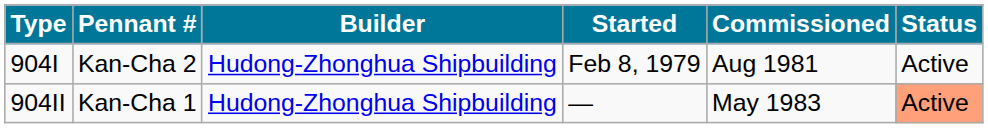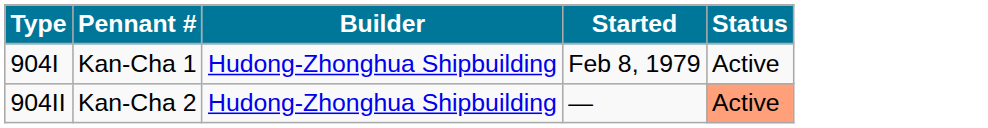- column: (801, 24)
(137, 63) Kan-Cha 2 -> (137, 63) Kan-Cha 1
(137, 102) Kan-Cha 1 -> (137, 102) Kan-Cha 2
